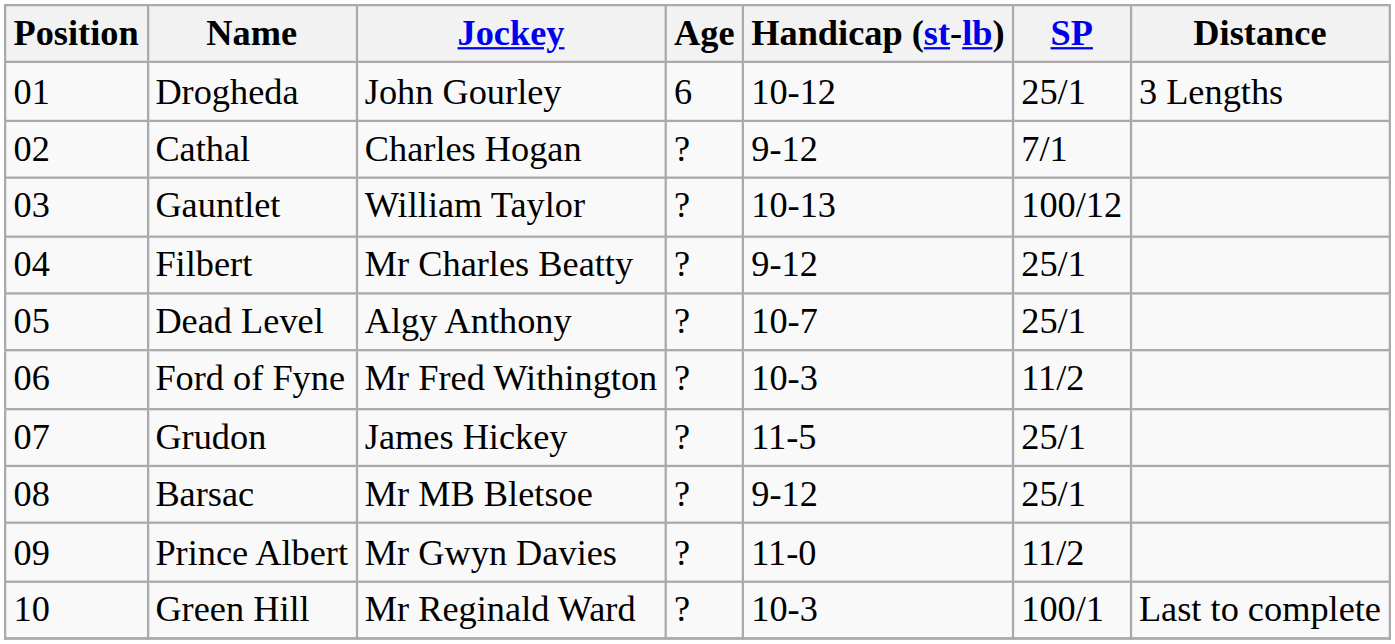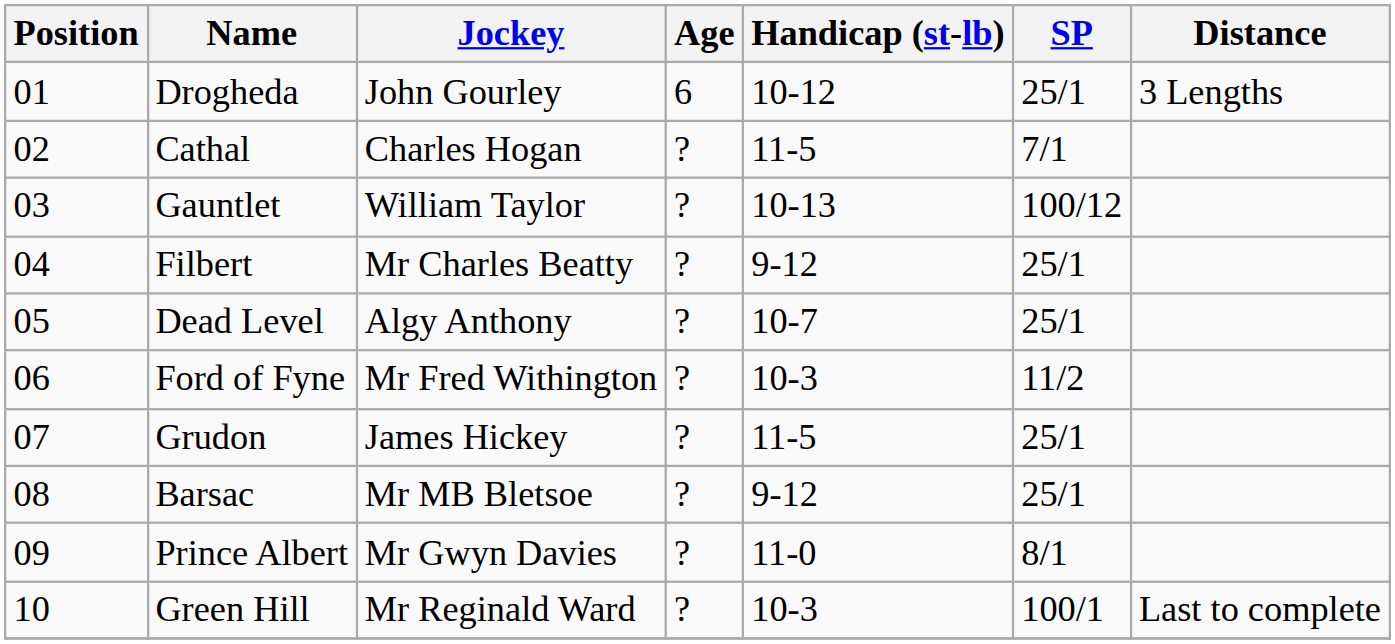(785, 148) 9-12 -> (784, 148) 11-5
(1053, 551) 11/2 -> (1044, 551) 8/1
